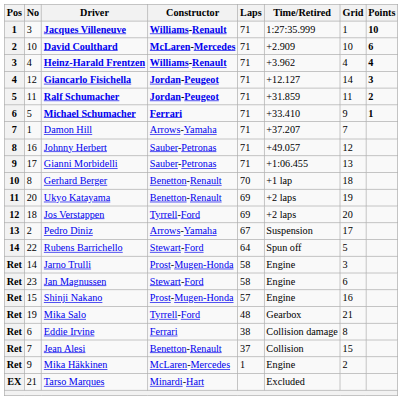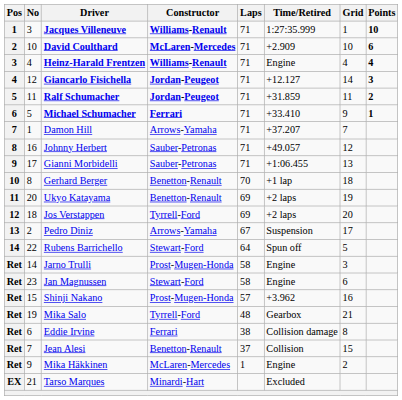(281, 63) +3.962 -> (281, 63) Engine
(281, 298) Engine -> (281, 298) +3.962
